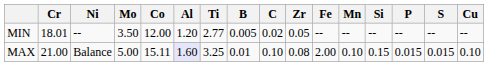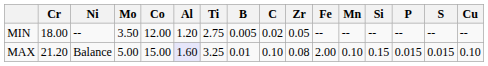(54, 33) 18.01 -> (54, 33) 18.00
(213, 33) 2.77 -> (213, 33) 2.75
(54, 52) 21.00 -> (54, 52) 21.20
(157, 52) 15.11 -> (157, 52) 15.00
